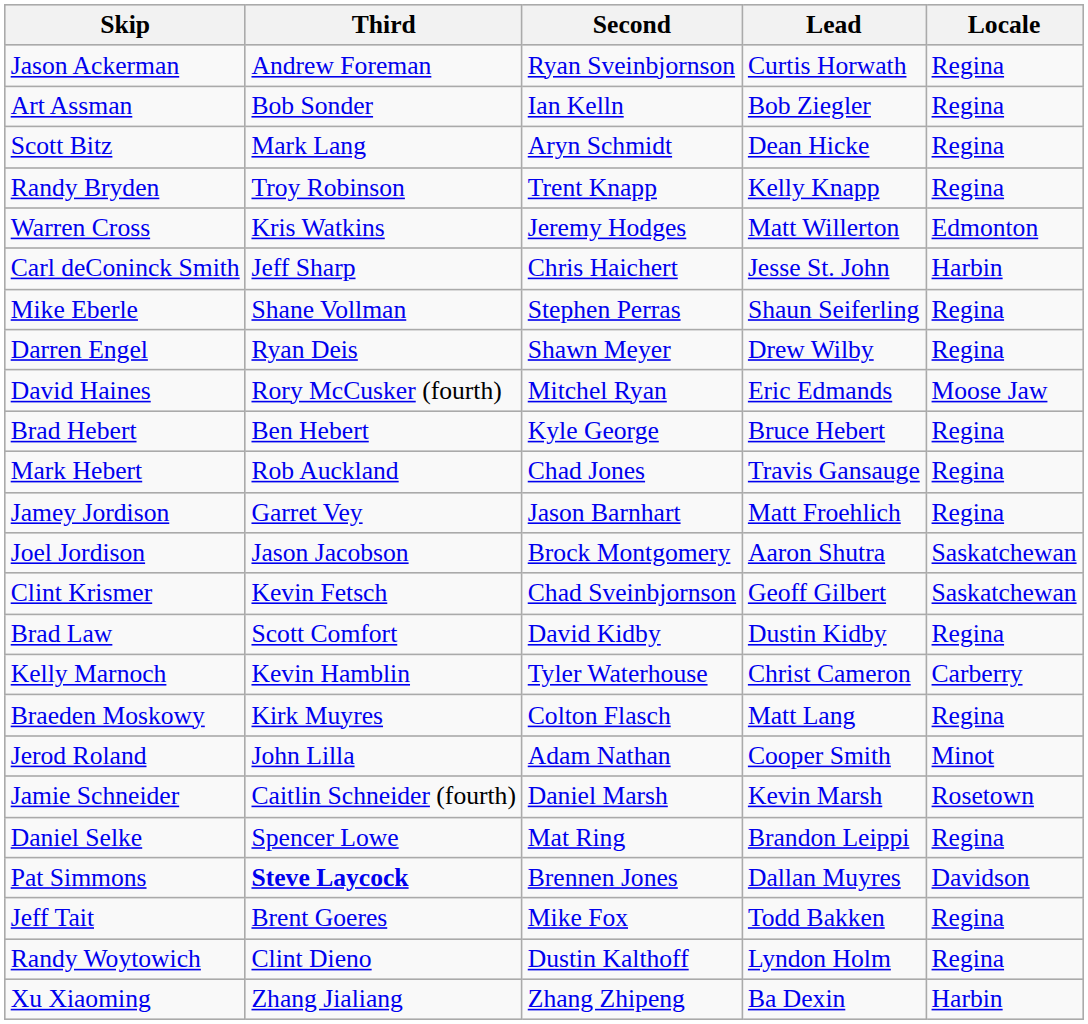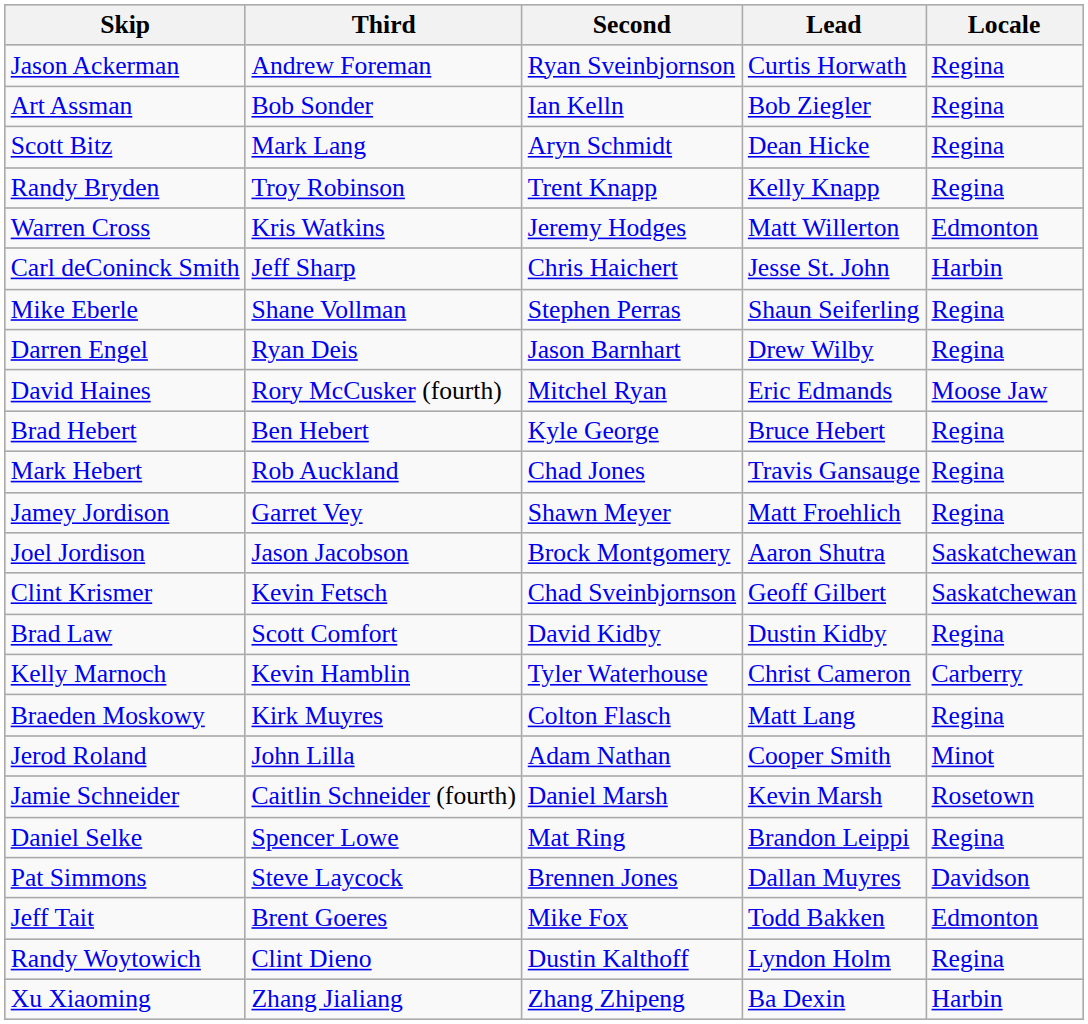(599, 349) Shawn Meyer -> (604, 349) Jason Barnhart
(604, 512) Jason Barnhart -> (599, 512) Shawn Meyer
(330, 877) bold -> (327, 877) normal
(968, 918) Regina -> (985, 918) Edmonton
